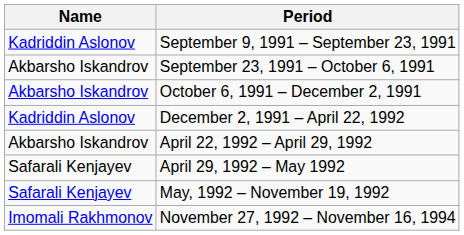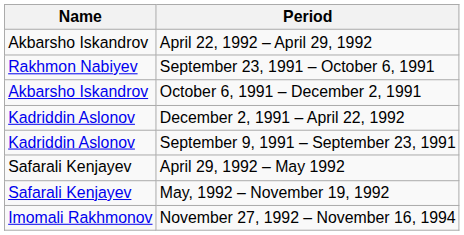rows swapped: (308, 42) <-> (266, 142)
(78, 67) Akbarsho Iskandrov -> (73, 67) Rakhmon Nabiyev
